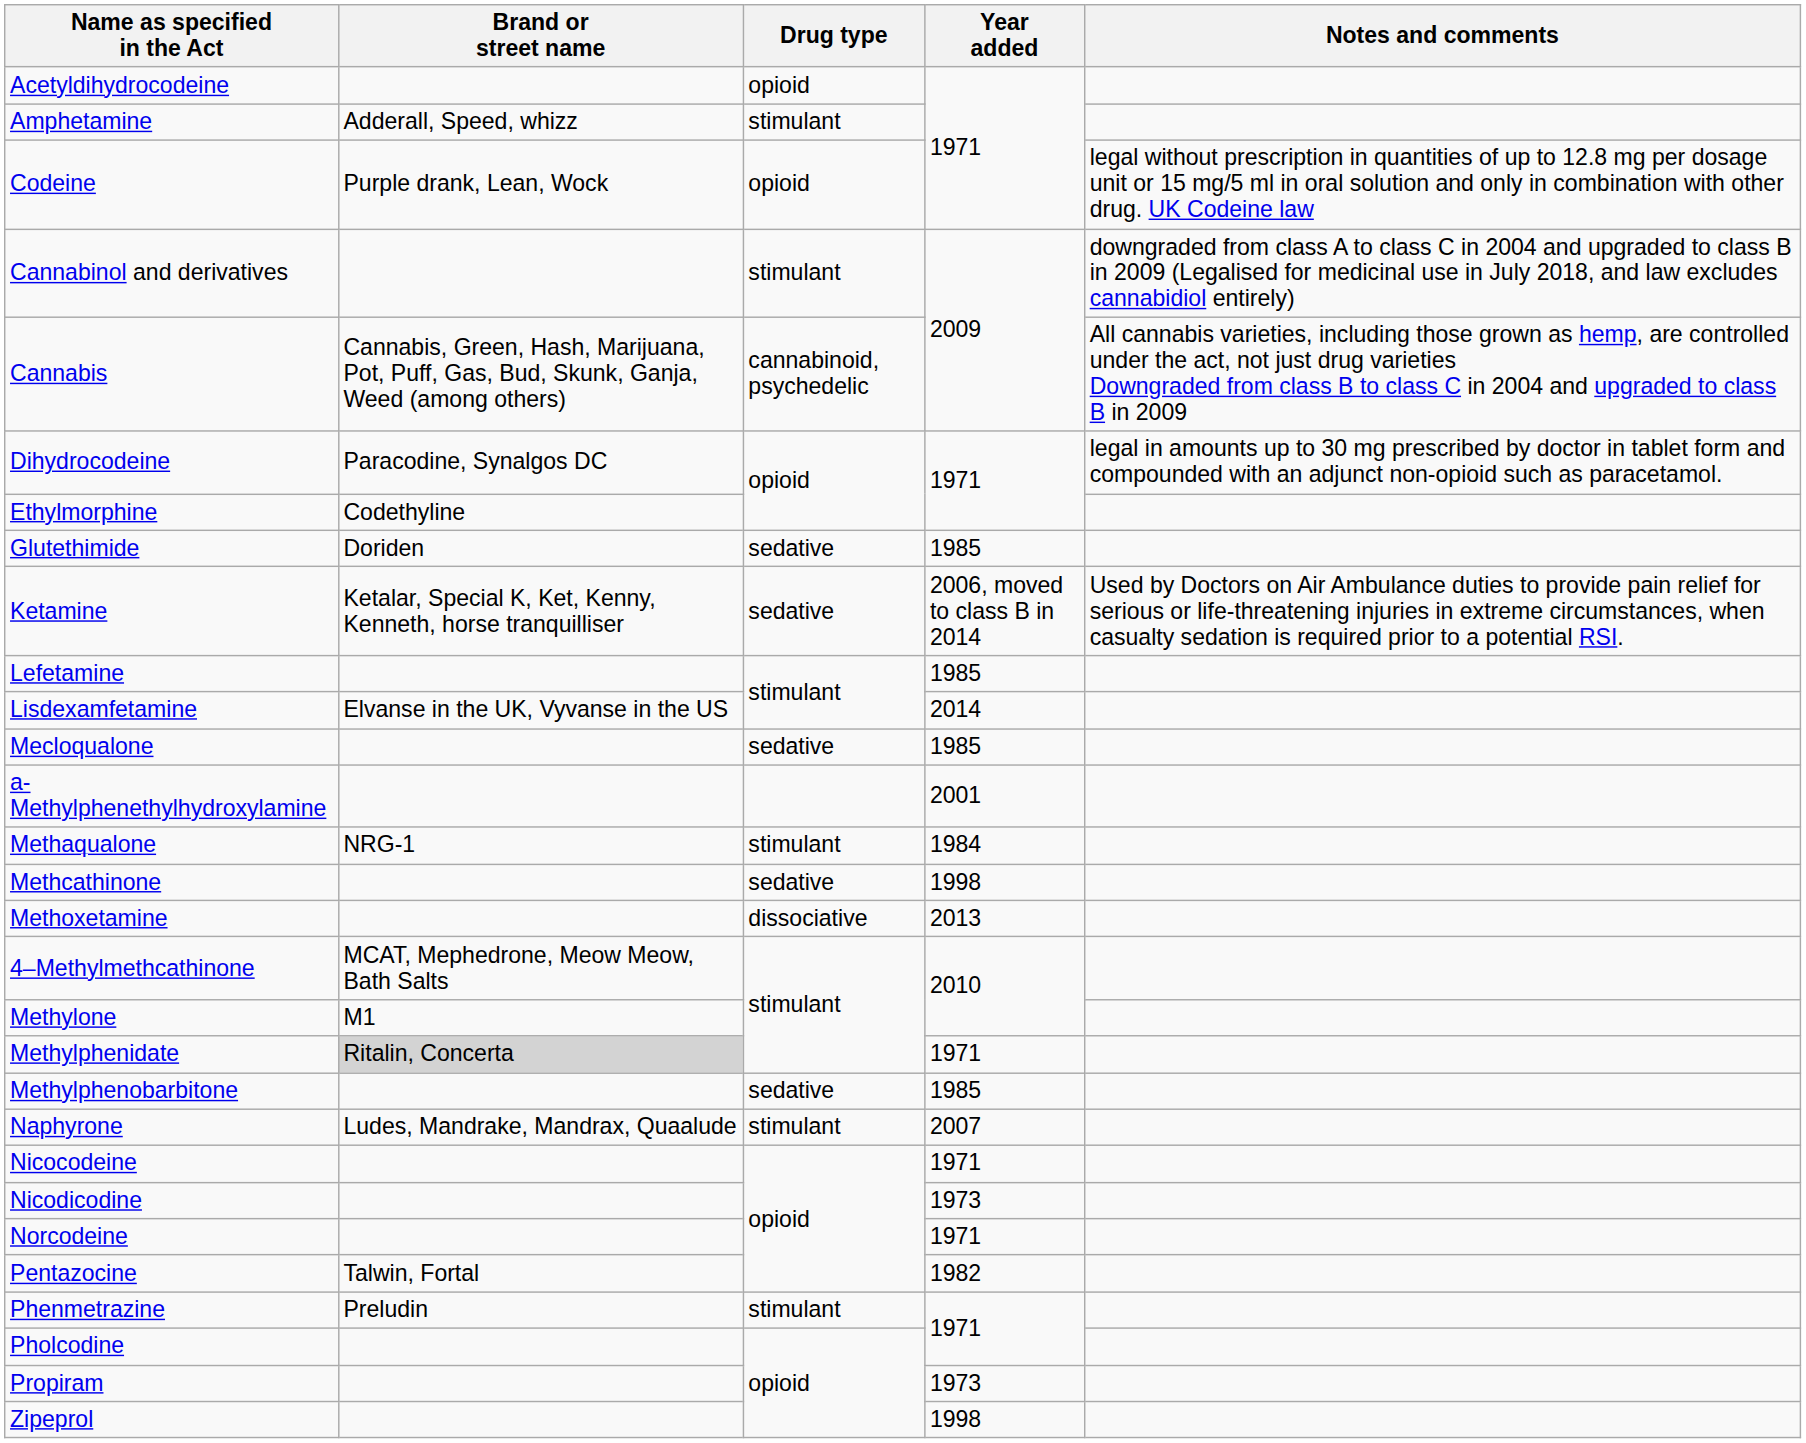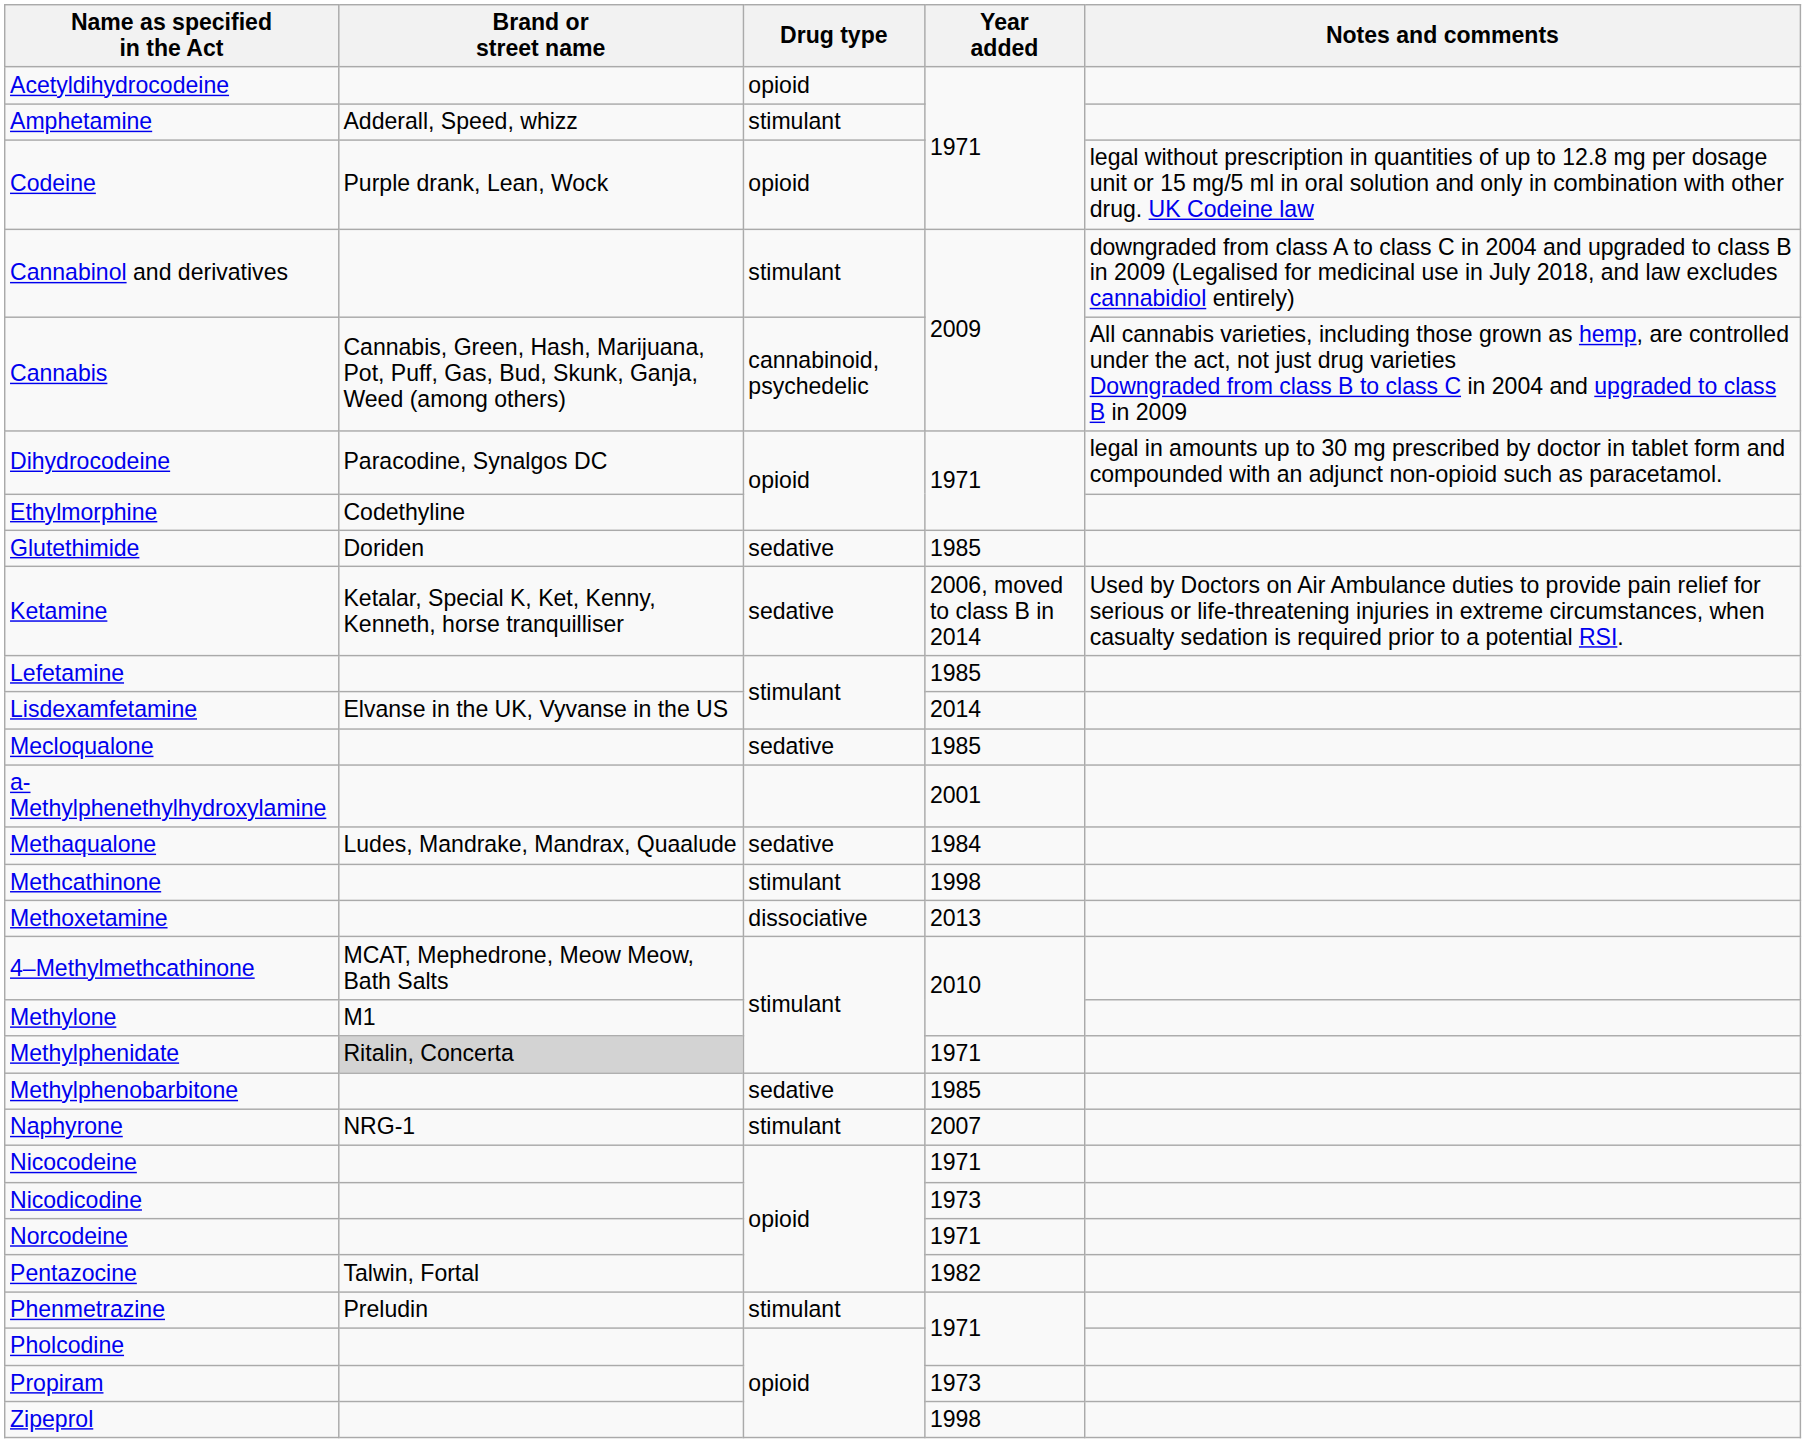(379, 845) NRG-1 -> (540, 845) Ludes, Mandrake, Mandrax, Quaalude
(794, 845) stimulant -> (791, 845) sedative
(791, 881) sedative -> (794, 881) stimulant
(540, 1127) Ludes, Mandrake, Mandrax, Quaalude -> (379, 1127) NRG-1
